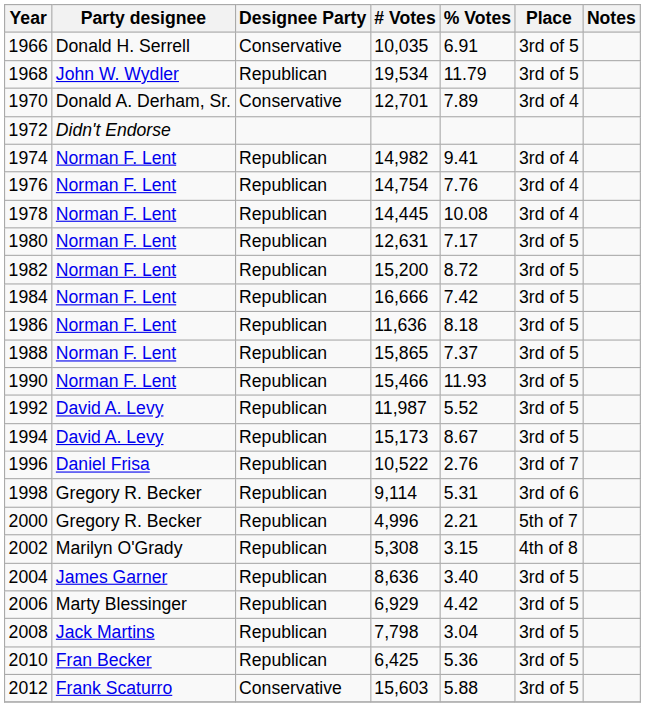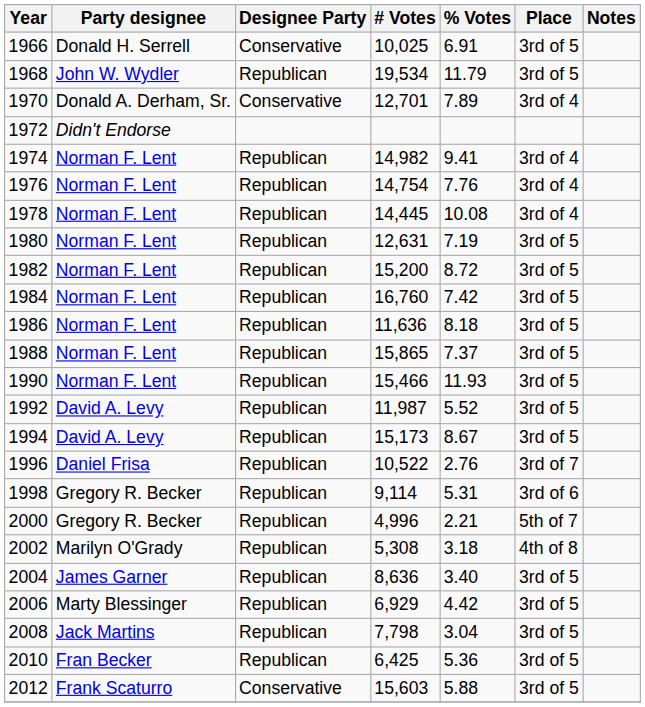(401, 46) 10,035 -> (401, 46) 10,025
(461, 241) 7.17 -> (461, 241) 7.19
(401, 297) 16,666 -> (401, 297) 16,760
(461, 548) 3.15 -> (461, 548) 3.18
